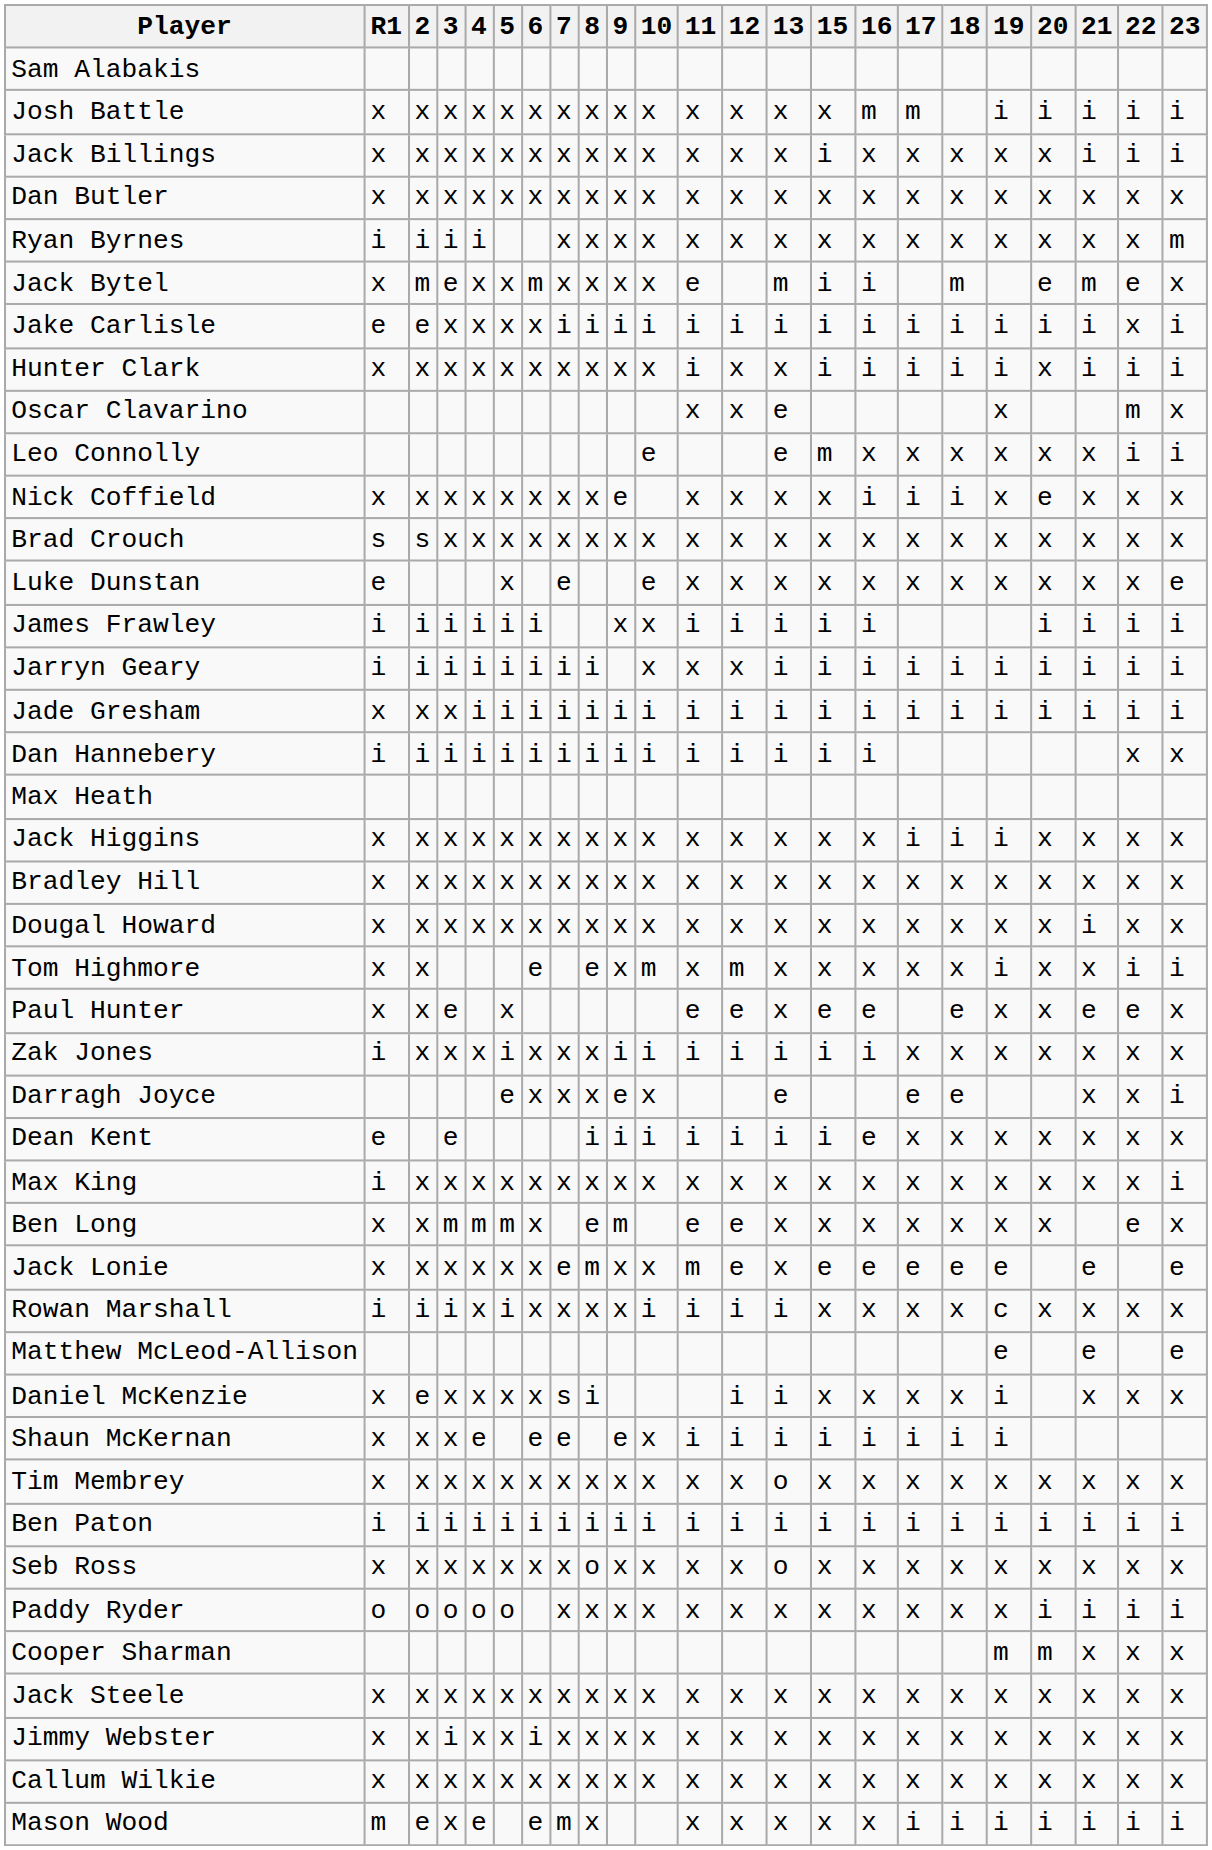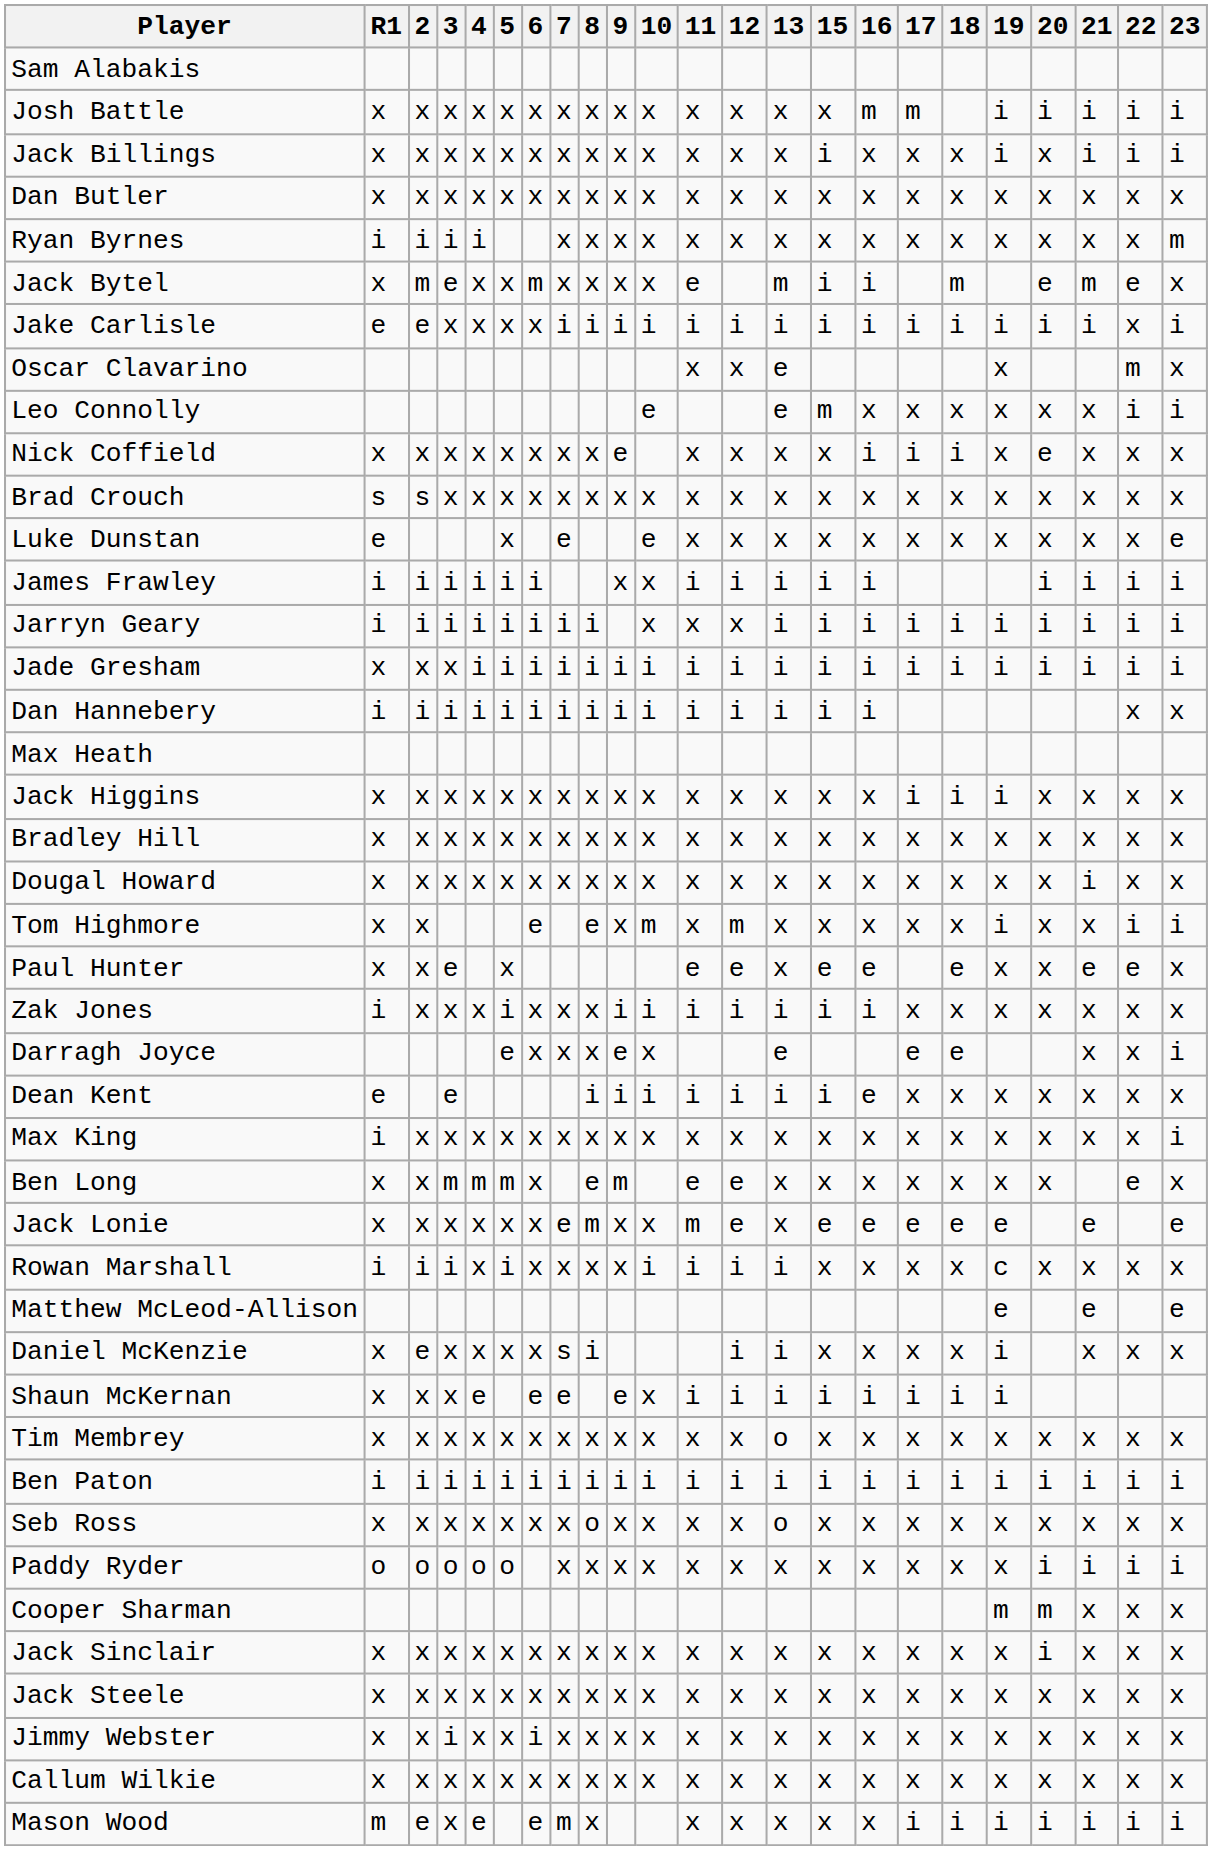(1001, 155) x -> (1001, 155) i
- row: (106, 369)
+ row: (114, 1653)
